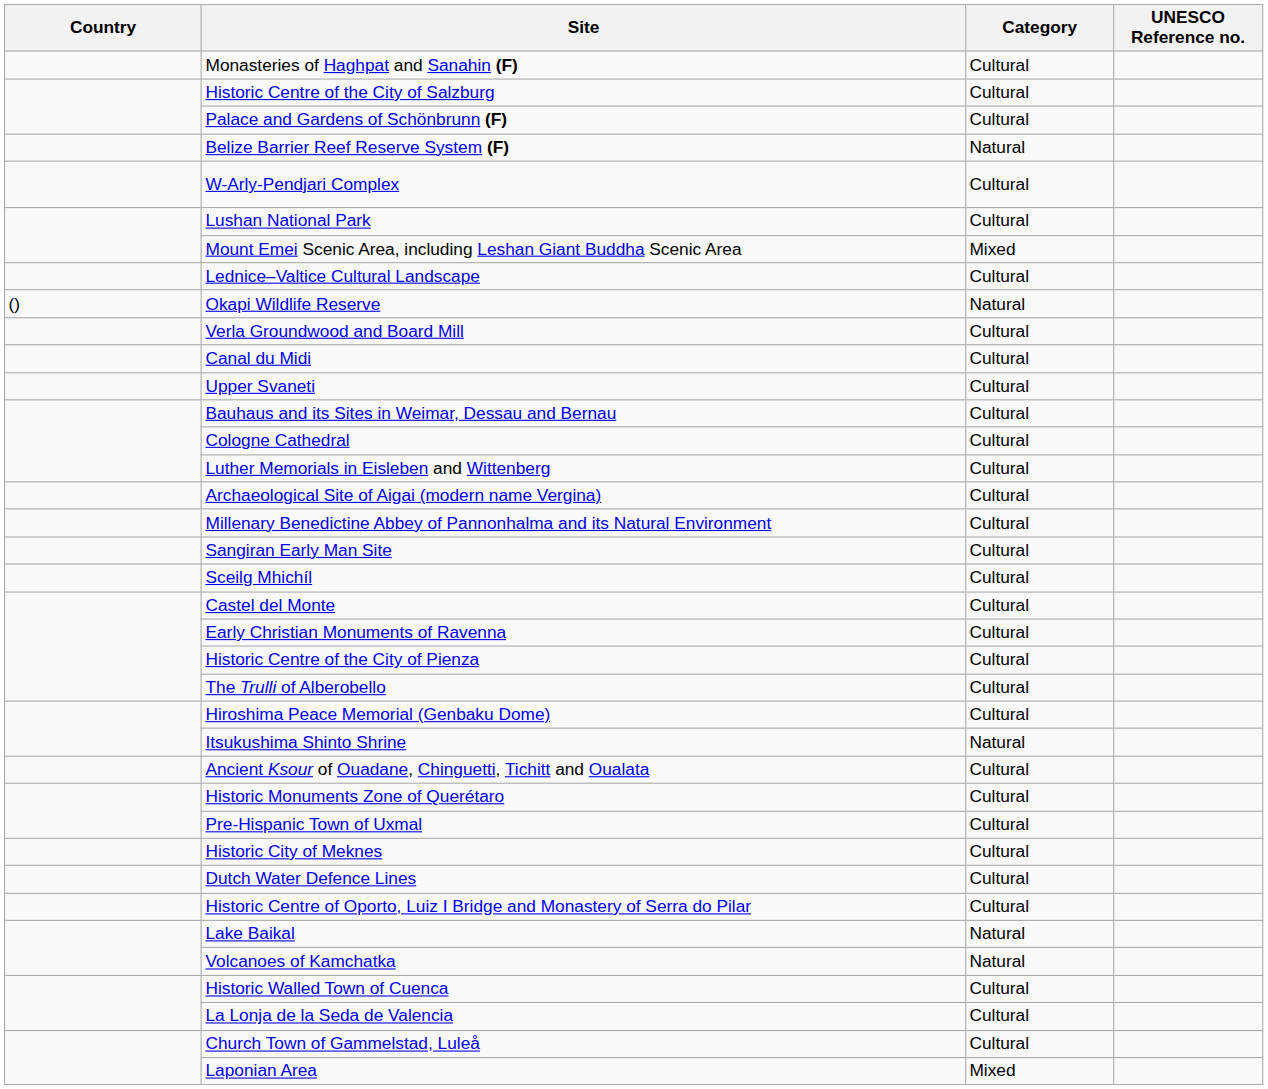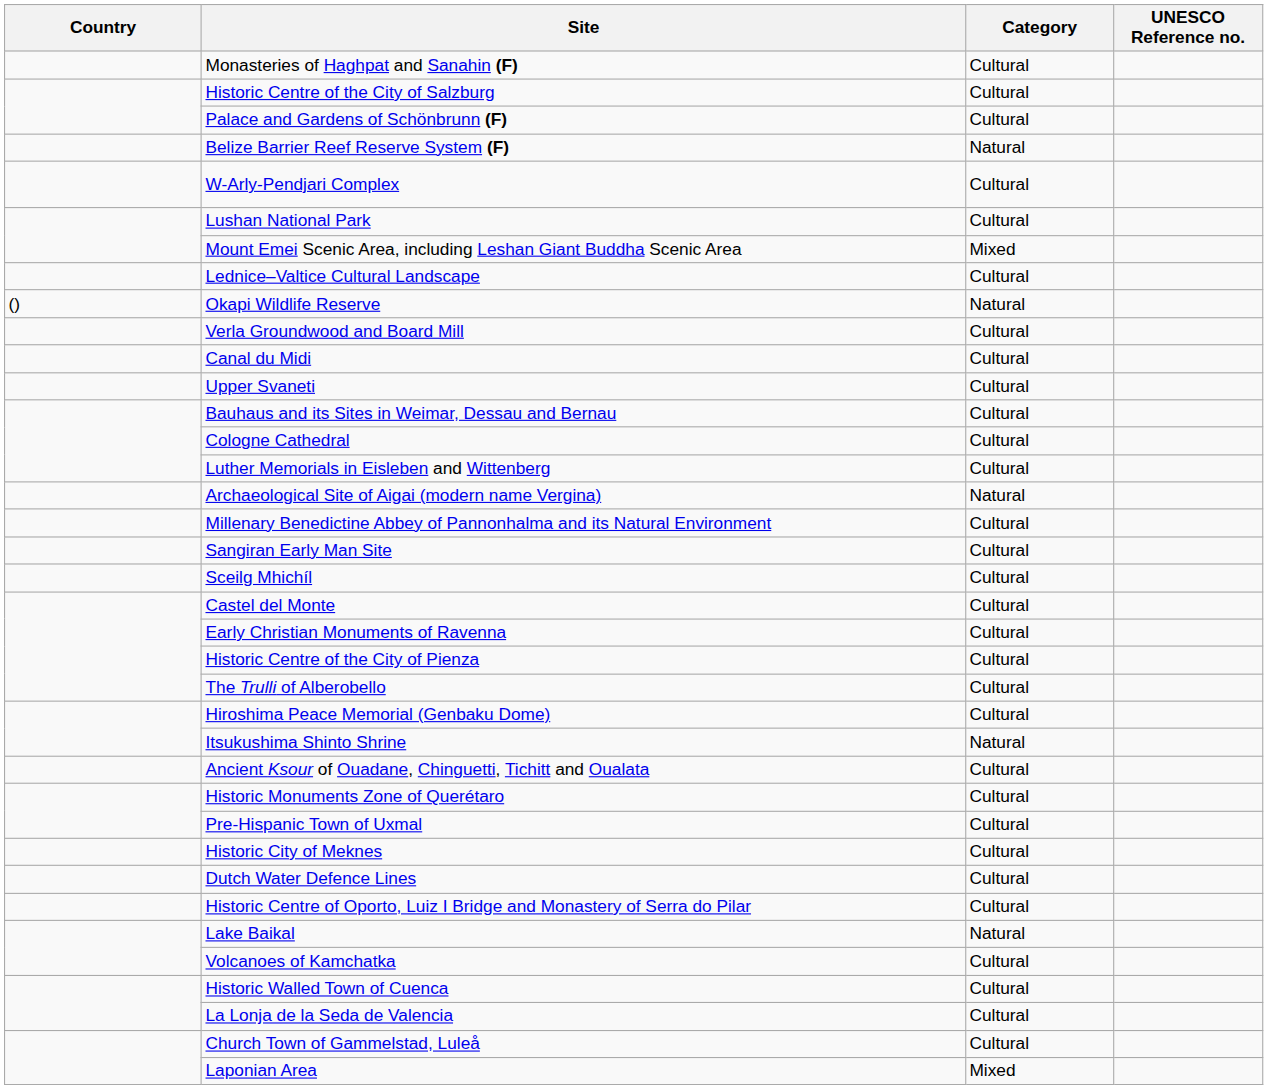(999, 495) Cultural -> (997, 495) Natural
(997, 961) Natural -> (999, 961) Cultural
